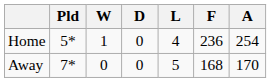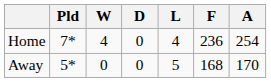(68, 41) 5* -> (68, 41) 7*
(104, 41) 1 -> (104, 41) 4
(68, 65) 7* -> (68, 65) 5*
